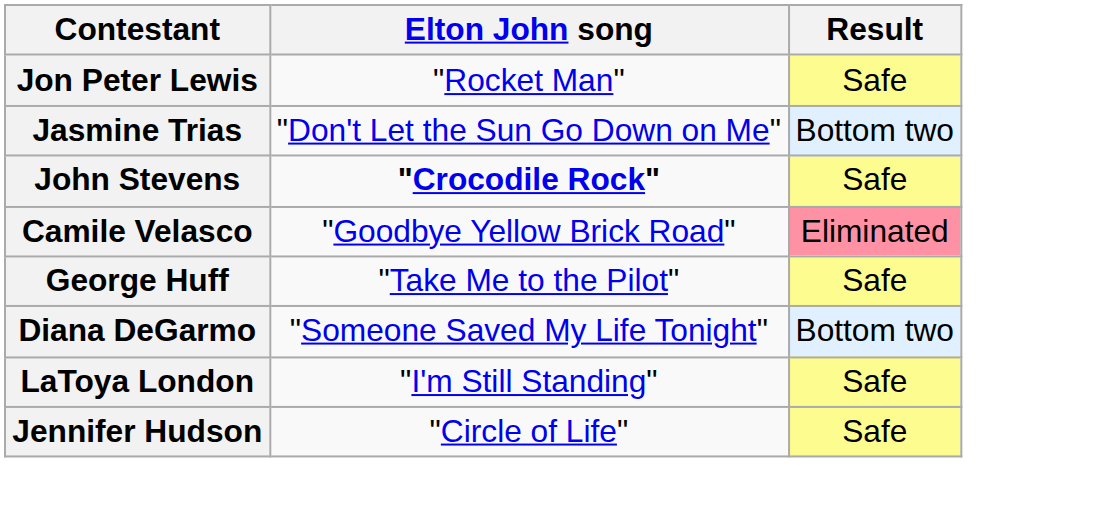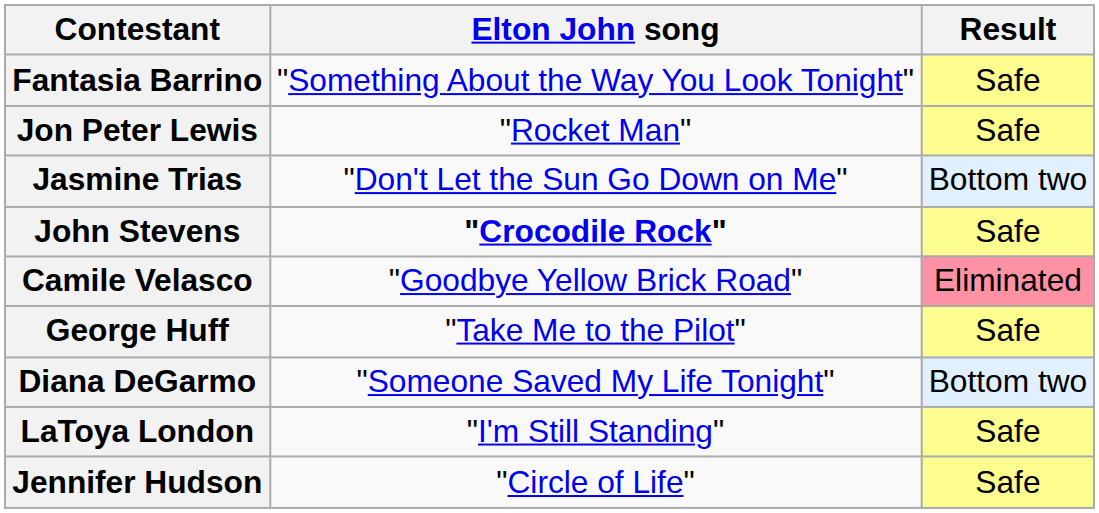+ row: (137, 79)
